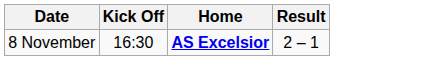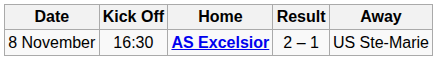+ column: (381, 17)
